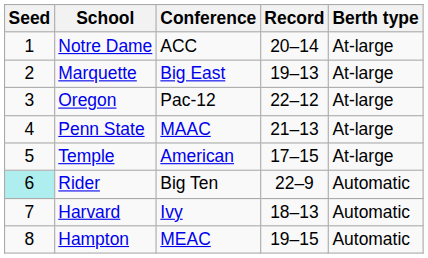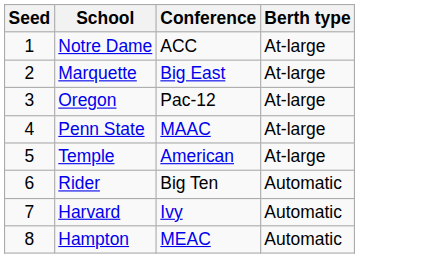- column: (294, 18)
(29, 184) paleturquoise background -> (29, 184) no background
